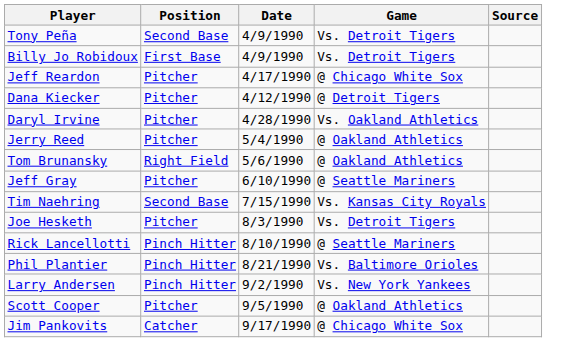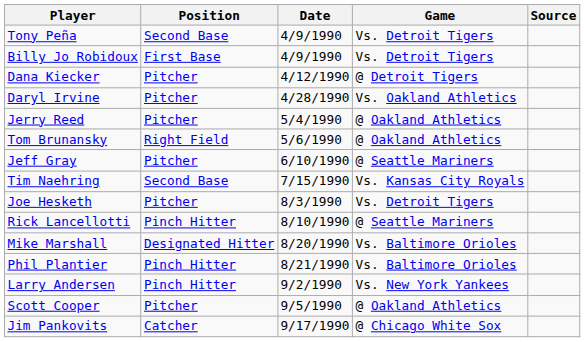- row: (54, 77)
+ row: (57, 243)
